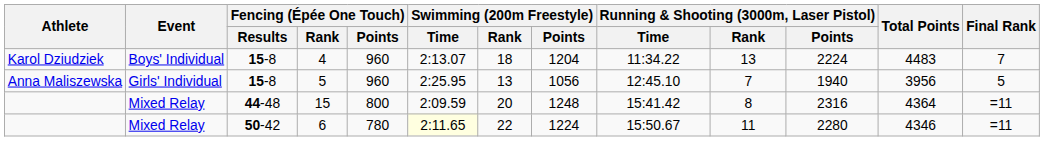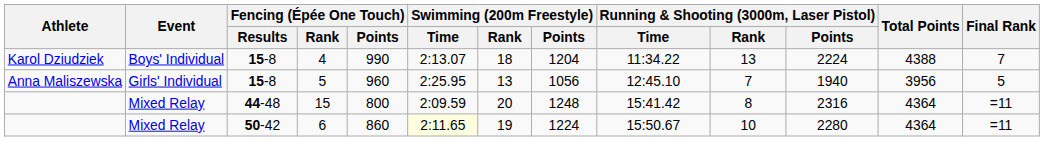(378, 59) 960 -> (378, 59) 990
(921, 59) 4483 -> (921, 59) 4388
(378, 125) 780 -> (378, 125) 860
(505, 125) 22 -> (505, 125) 19
(748, 125) 11 -> (748, 125) 10
(921, 125) 4346 -> (921, 125) 4364
